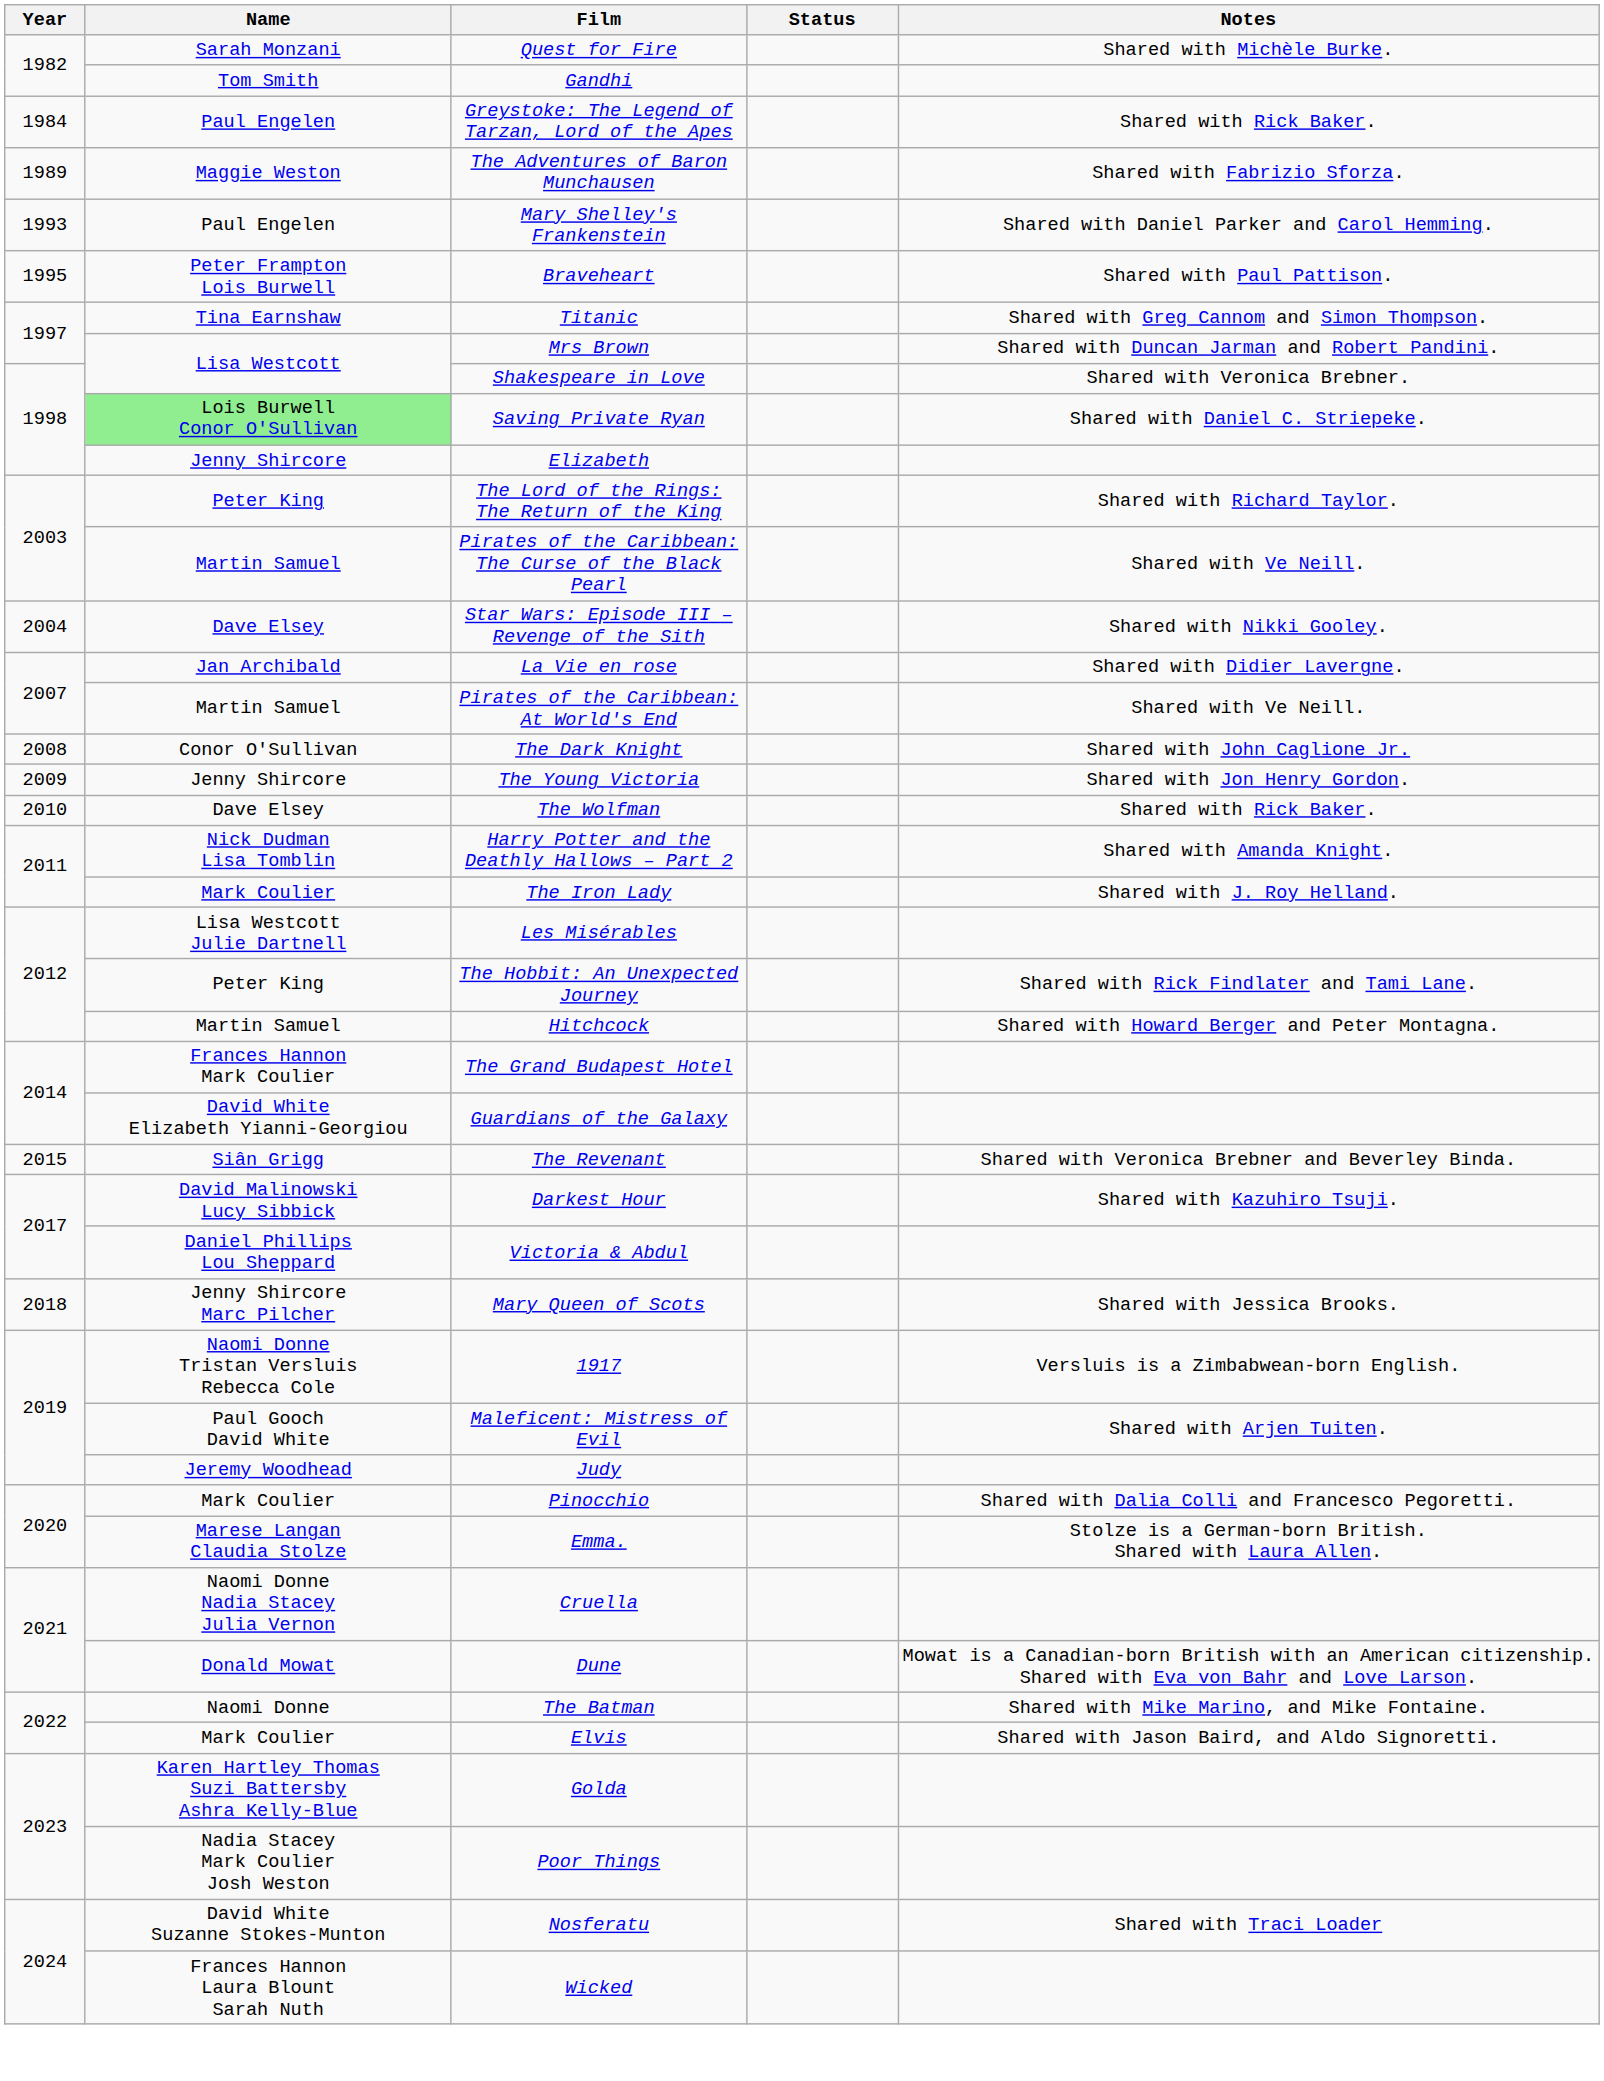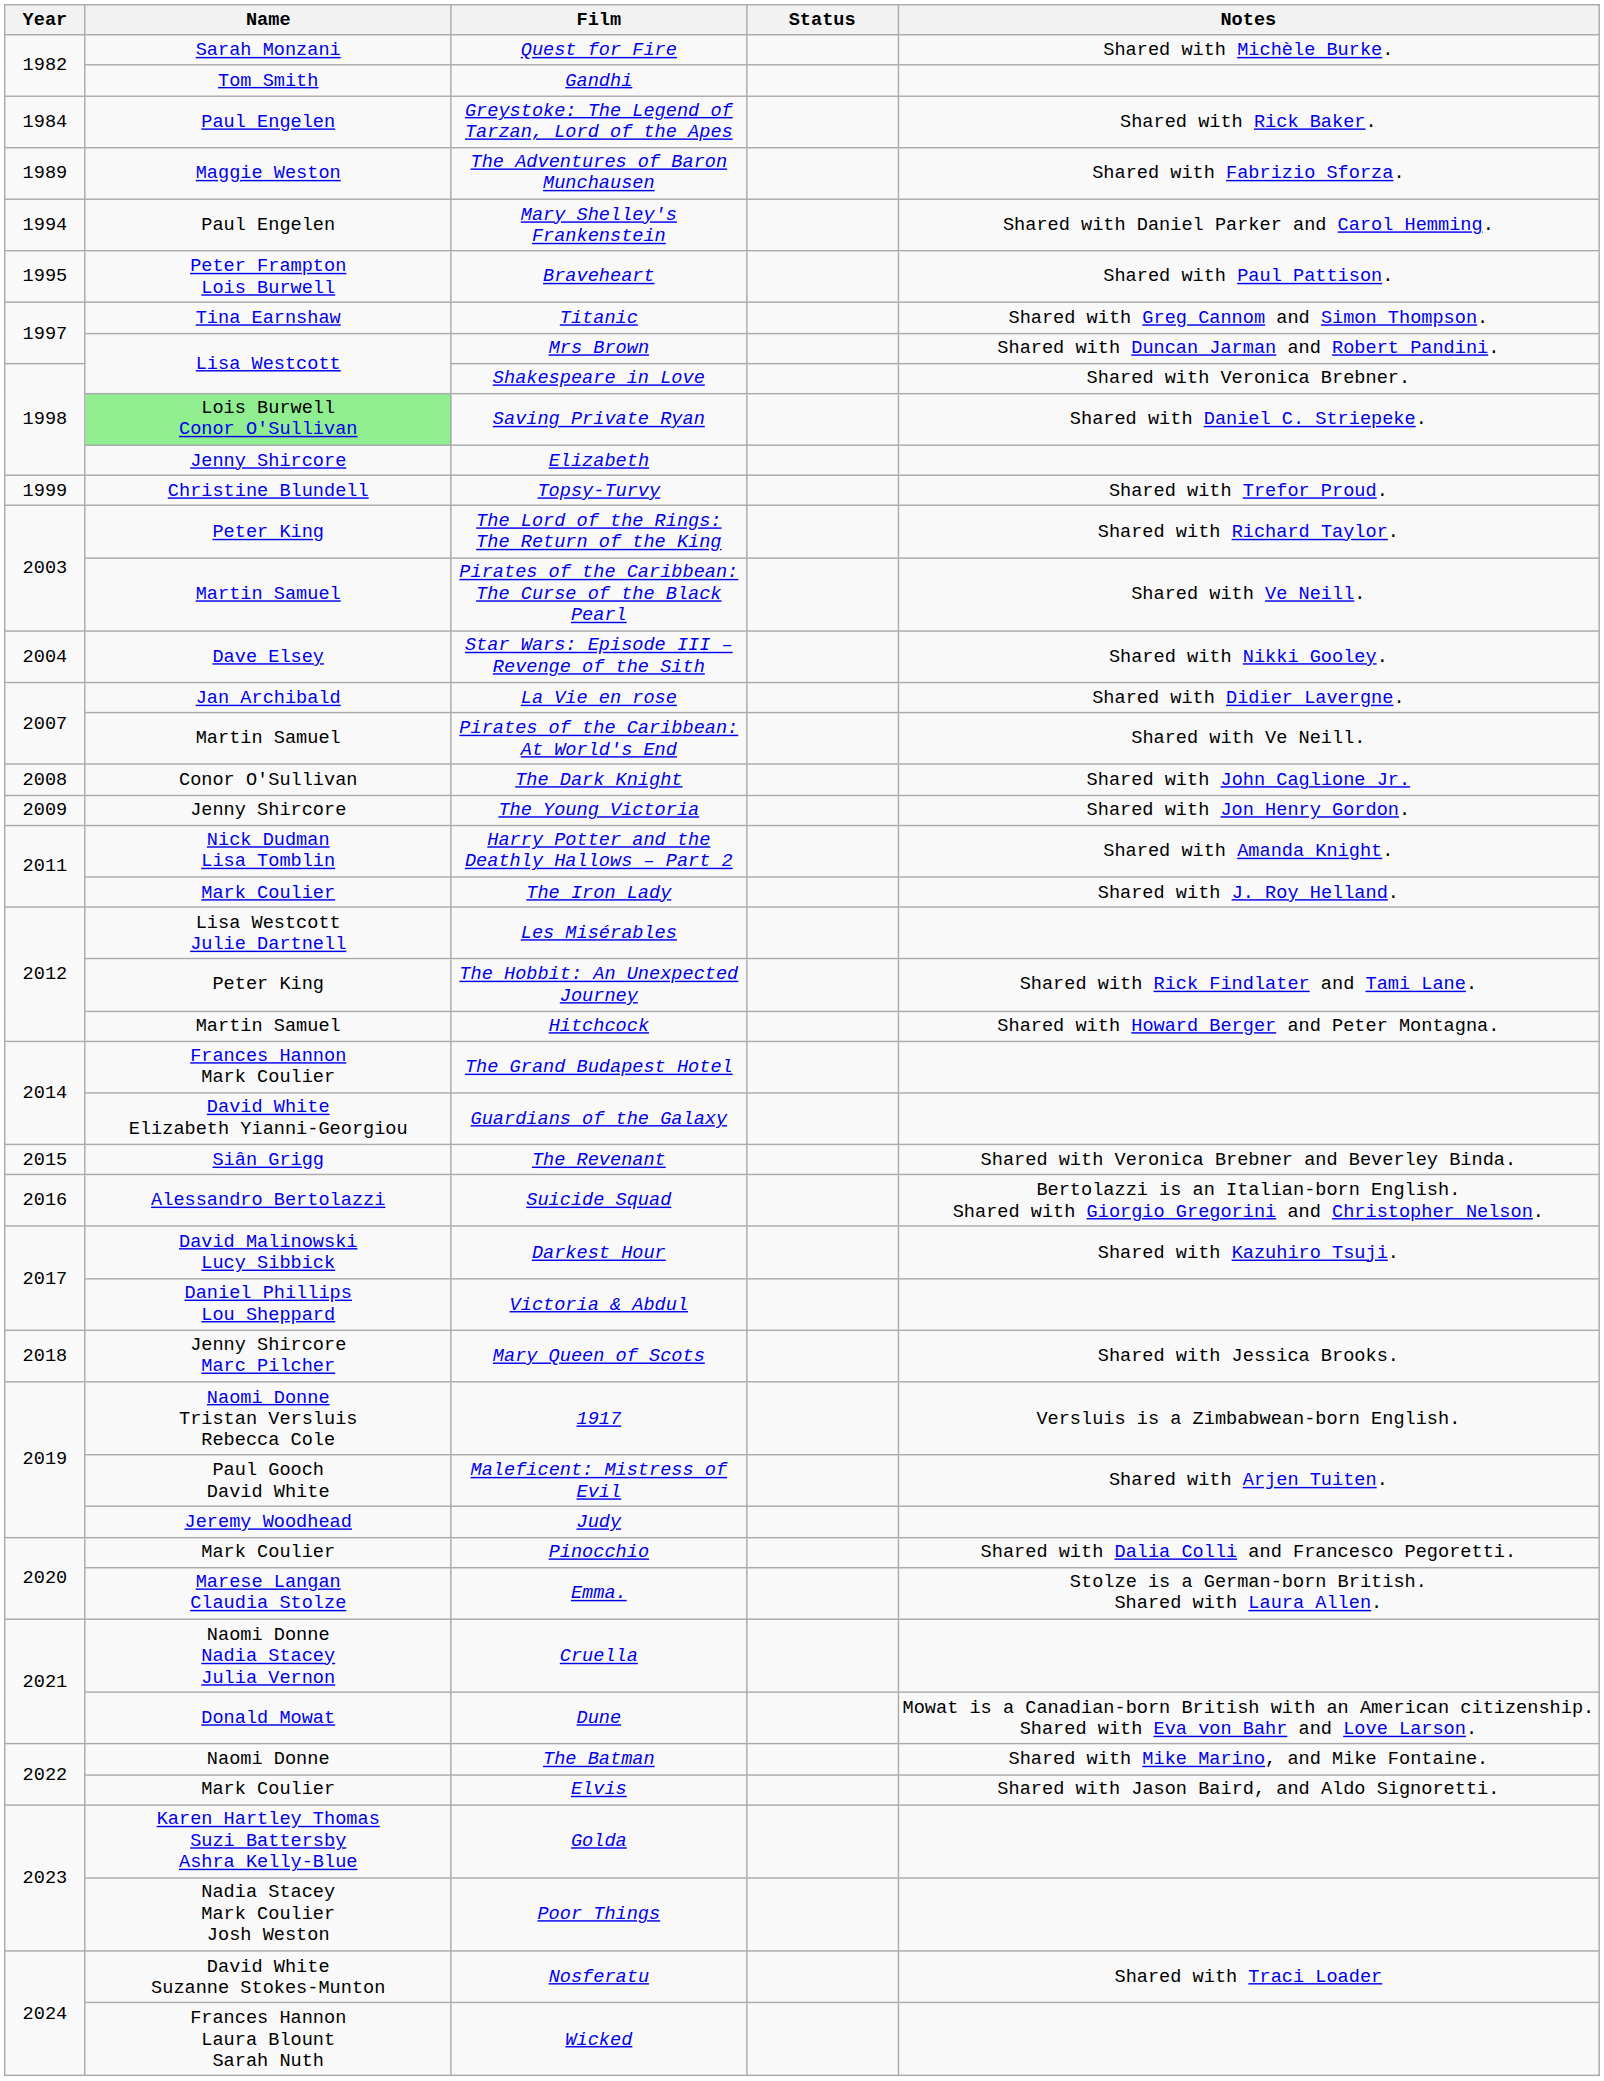(45, 225) 1993 -> (45, 225) 1994
+ row: (599, 491)
- row: (599, 810)
+ row: (599, 1201)
